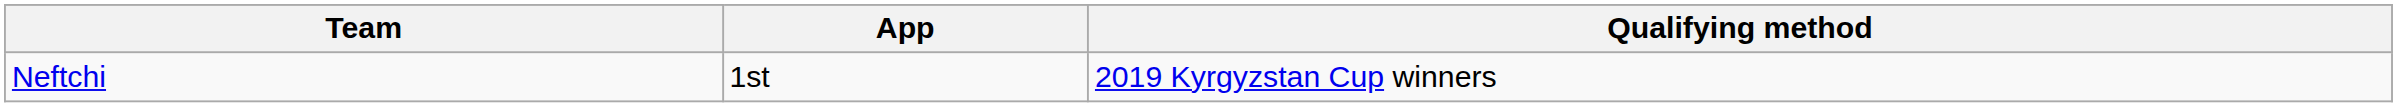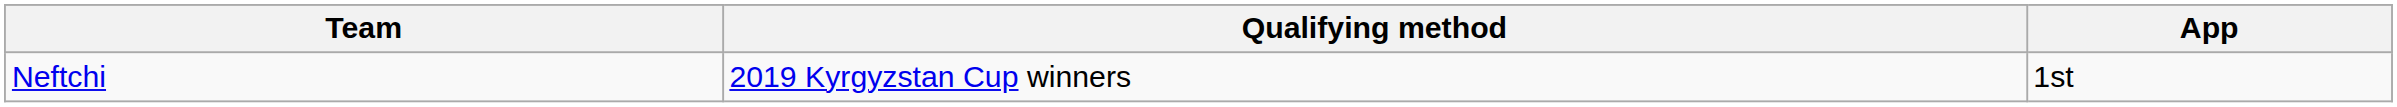columns swapped: (1740, 28) <-> (905, 28)
